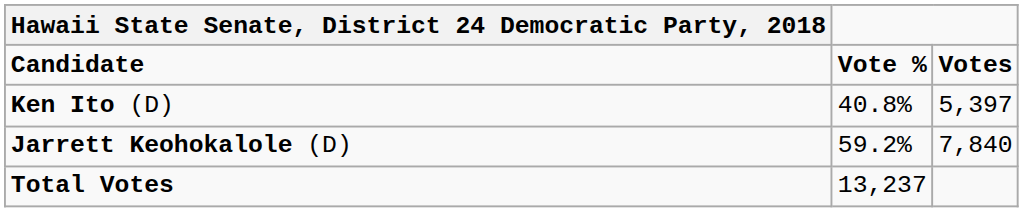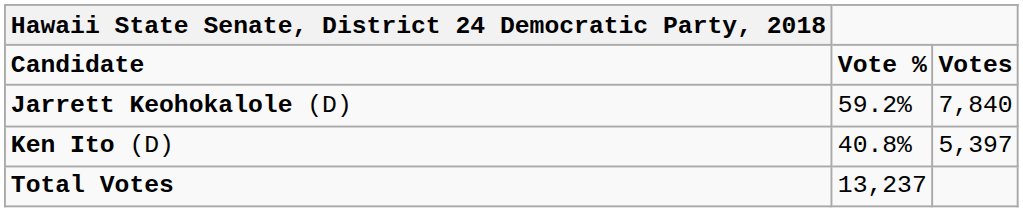rows swapped: (181, 146) <-> (92, 106)
